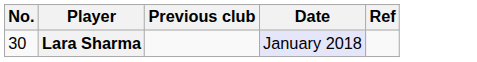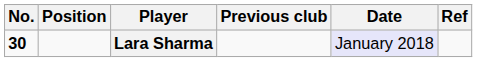+ column: (74, 17)
(17, 43) normal -> (17, 43) bold
